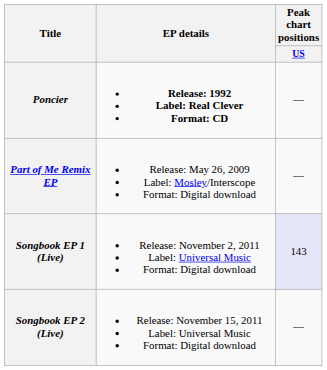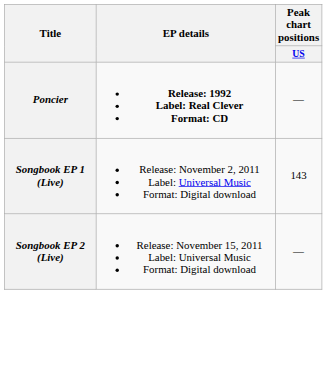- row: (50, 175)
(299, 251) lavender background -> (299, 175) no background
